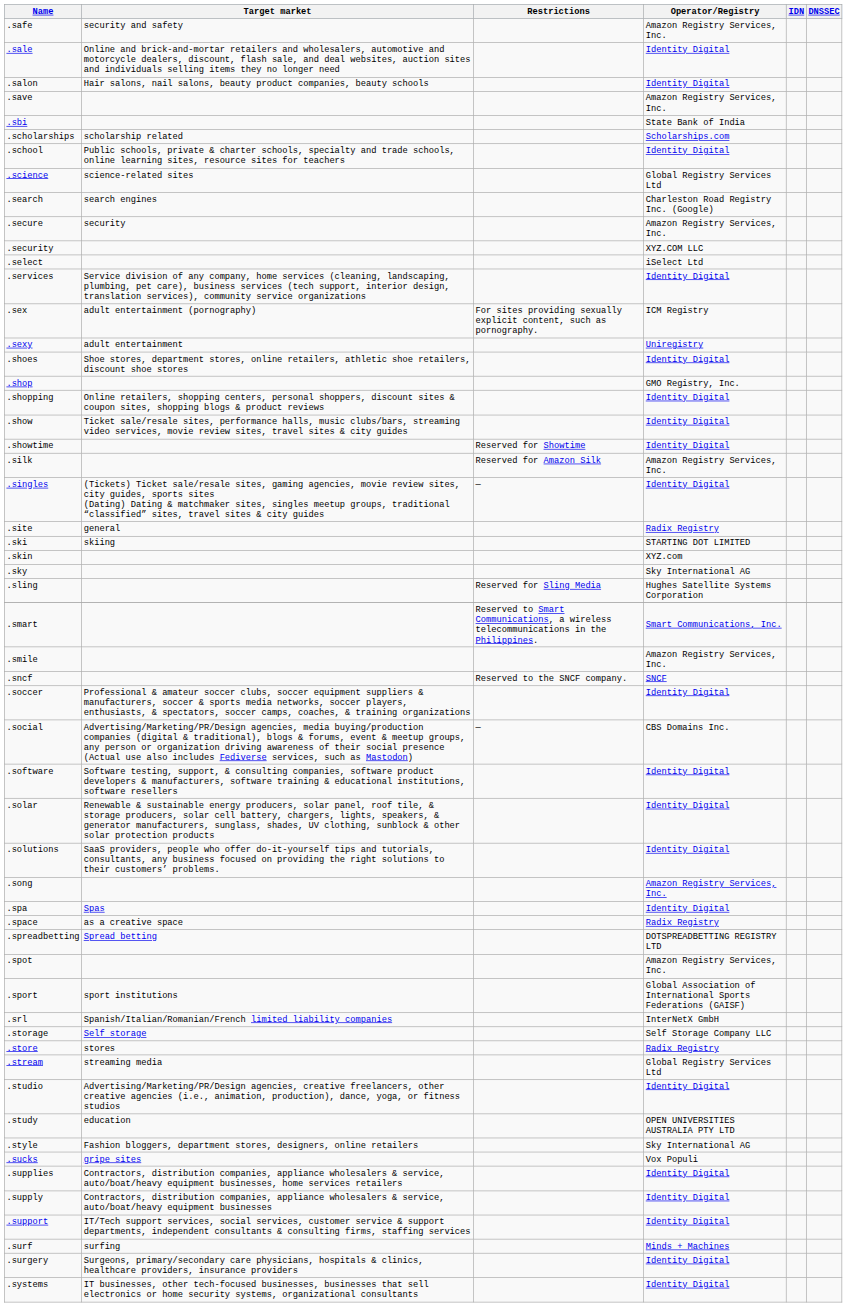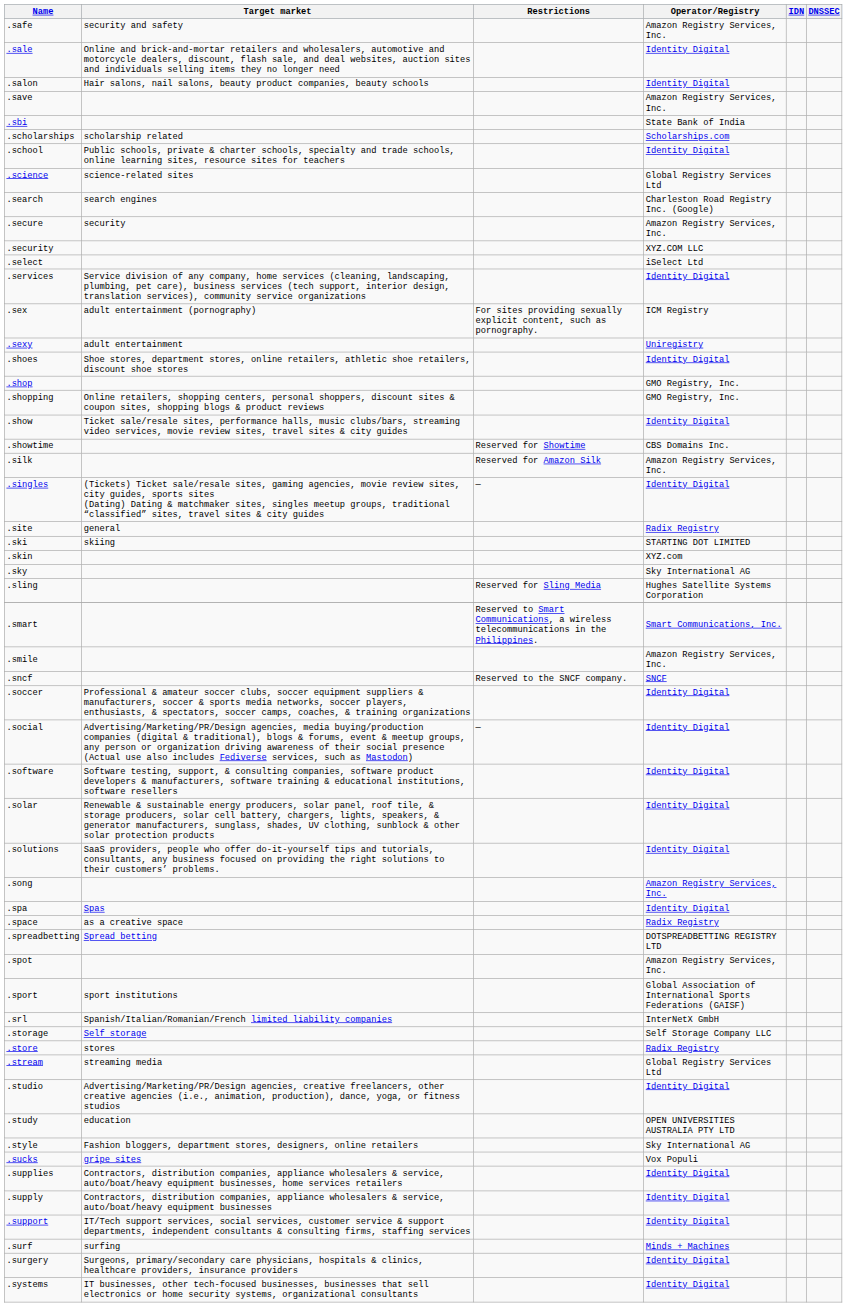(688, 398) Identity Digital -> (693, 398) GMO Registry, Inc.
(688, 446) Identity Digital -> (688, 446) CBS Domains Inc.
(688, 727) CBS Domains Inc. -> (688, 727) Identity Digital
